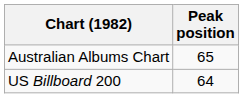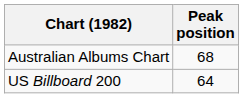(205, 57) 65 -> (205, 57) 68
